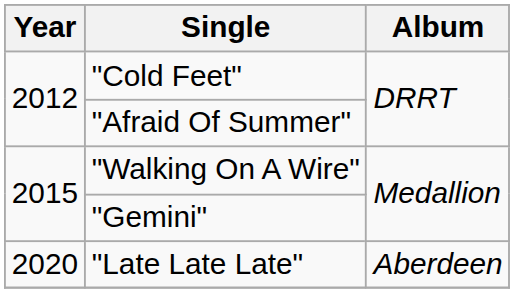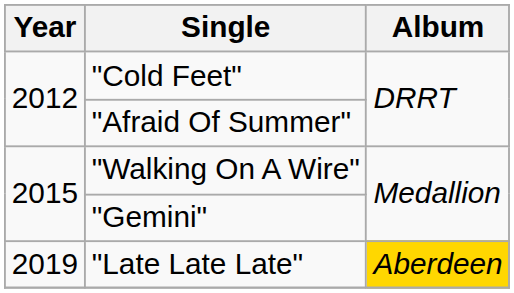(45, 264) 2020 -> (45, 264) 2019
(438, 264) no background -> (438, 264) gold background
